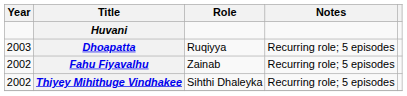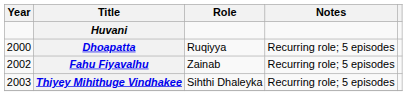(19, 47) 2003 -> (19, 47) 2000
(19, 82) 2002 -> (19, 82) 2003
